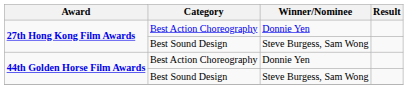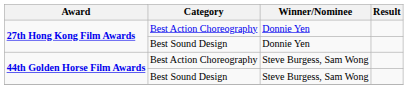(315, 44) Steve Burgess, Sam Wong -> (286, 44) Donnie Yen
(286, 60) Donnie Yen -> (315, 60) Steve Burgess, Sam Wong
